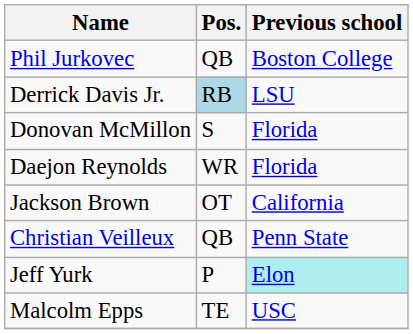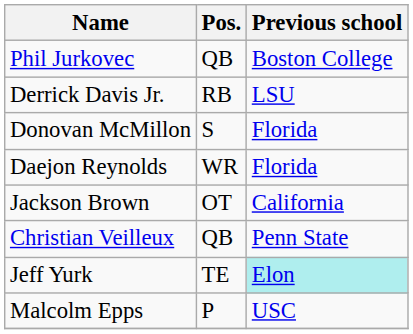(217, 94) lightblue background -> (217, 94) no background
(208, 274) P -> (215, 274) TE
(215, 310) TE -> (208, 310) P
